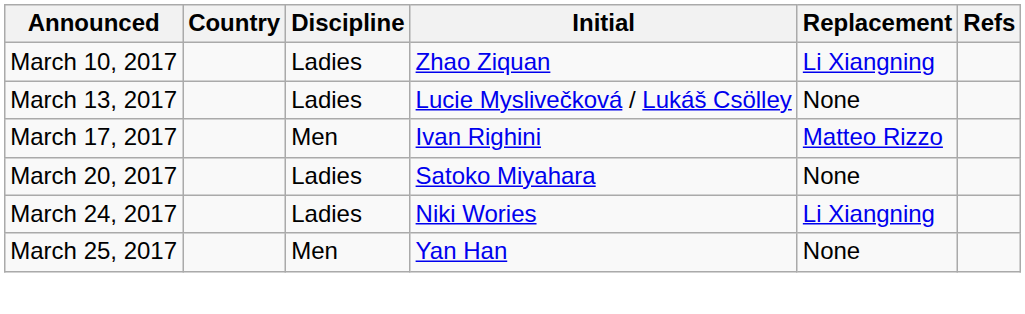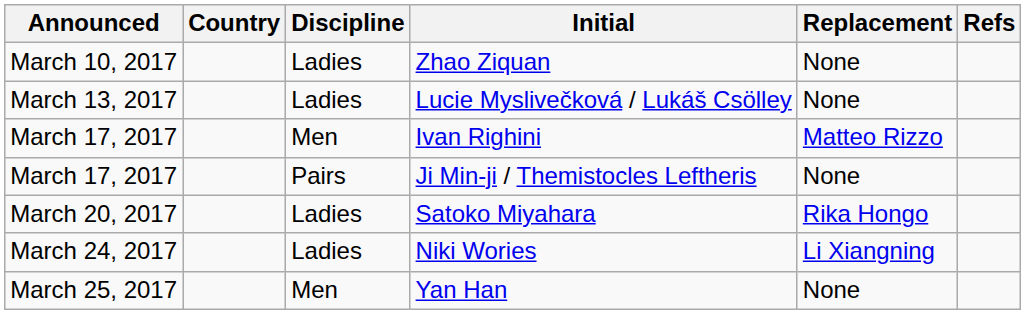(869, 61) Li Xiangning -> (832, 61) None
+ row: (586, 175)
(832, 175) None -> (866, 213) Rika Hongo
